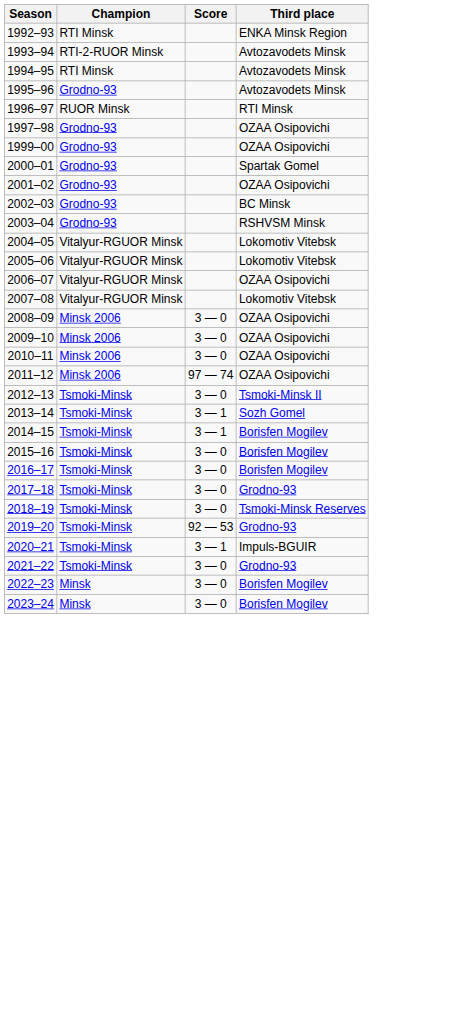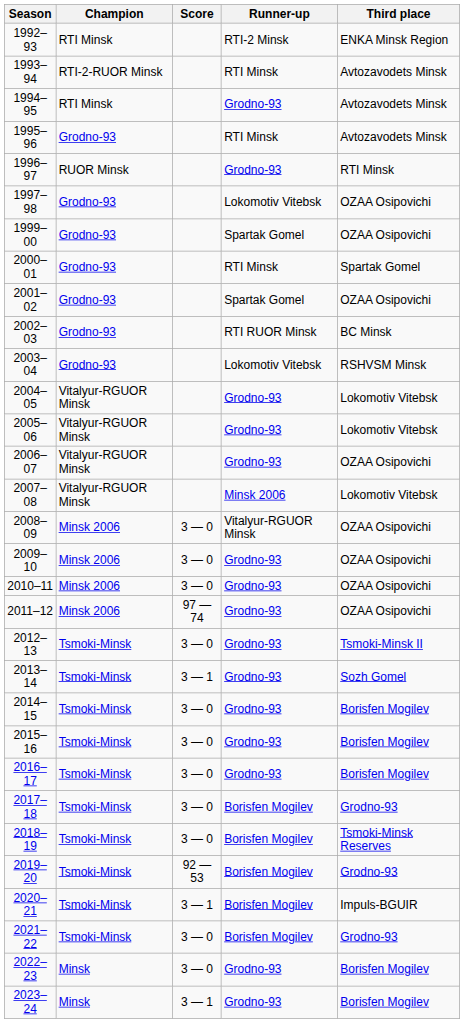+ column: (279, 14)
(211, 432) 3 — 1 -> (197, 709) 3 — 0
(211, 603) 3 — 0 -> (197, 1002) 3 — 1
